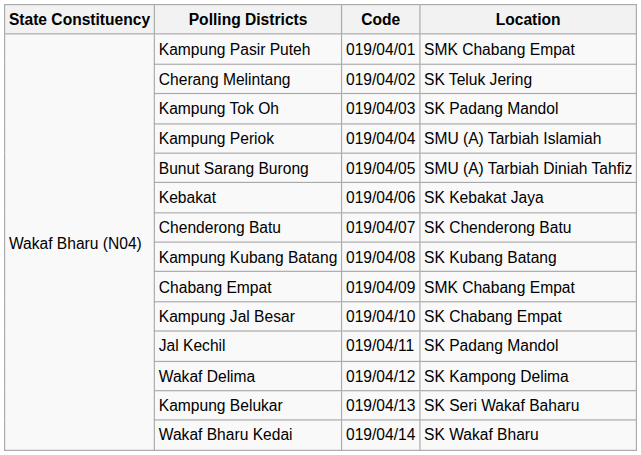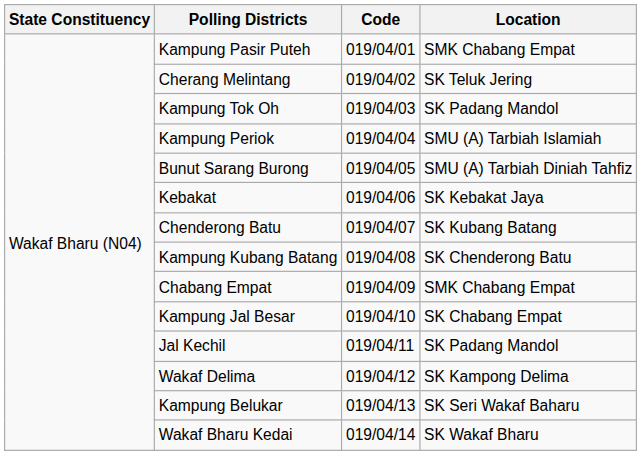(498, 228) SK Chenderong Batu -> (490, 228) SK Kubang Batang
(490, 258) SK Kubang Batang -> (498, 258) SK Chenderong Batu
